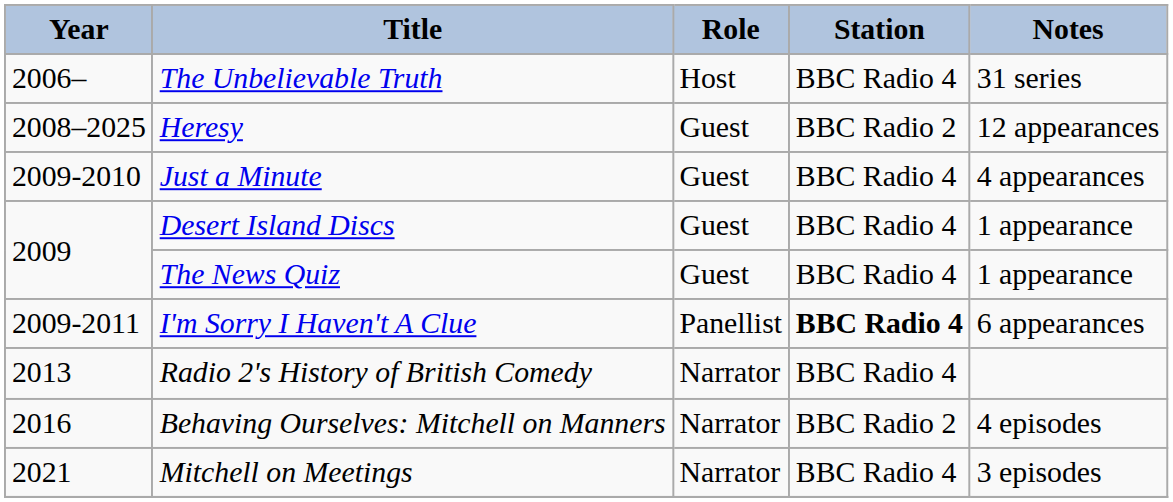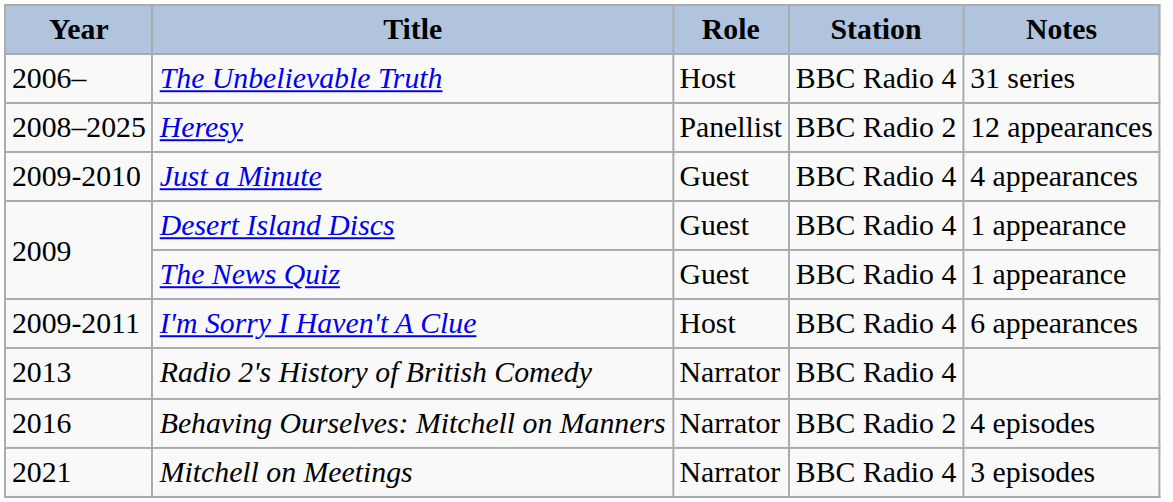(714, 127) Guest -> (731, 127) Panellist
(731, 323) Panellist -> (708, 323) Host
(879, 323) bold -> (876, 323) normal
